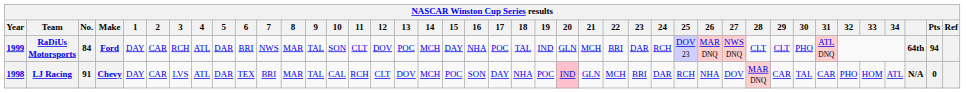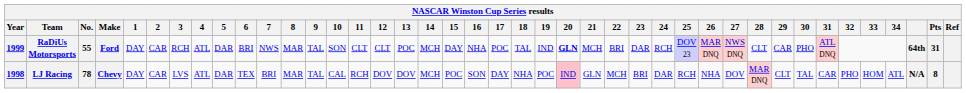(87, 48) 84 -> (87, 48) 55
(382, 48) DOV -> (382, 48) CLT
(568, 48) normal -> (568, 48) bold
(782, 48) CLT -> (783, 48) CAR
(934, 48) 94 -> (935, 48) 31
(87, 74) 91 -> (87, 74) 78
(382, 74) CLT -> (382, 74) DOV
(782, 74) CAR -> (783, 74) CLT
(934, 74) 0 -> (935, 74) 8
